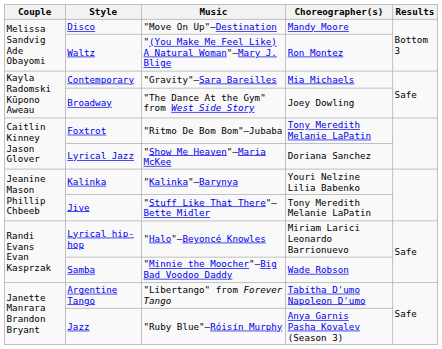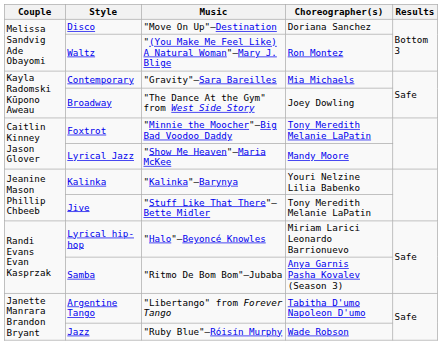(318, 27) Mandy Moore -> (329, 27) Doriana Sanchez
(213, 131) "Ritmo De Bom Bom"—Jubaba -> (210, 131) "Minnie the Moocher"—Big Bad Voodoo Daddy
(329, 156) Doriana Sanchez -> (318, 156) Mandy Moore
(210, 270) "Minnie the Moocher"—Big Bad Voodoo Daddy -> (213, 275) "Ritmo De Bom Bom"—Jubaba
(318, 270) Wade Robson -> (324, 275) Anya Garnis Pasha Kovalev (Season 3)
(324, 326) Anya Garnis Pasha Kovalev (Season 3) -> (318, 332) Wade Robson
